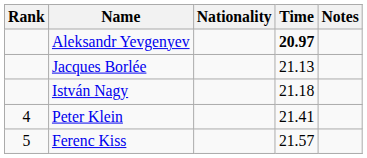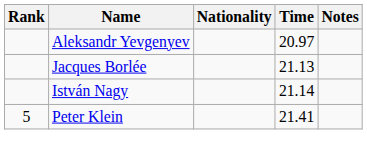(297, 41) bold -> (297, 41) normal
(297, 91) 21.18 -> (297, 91) 21.14
(26, 116) 4 -> (26, 116) 5
- row: (89, 141)
